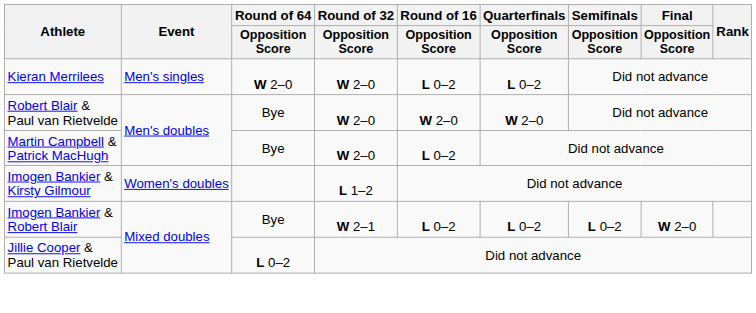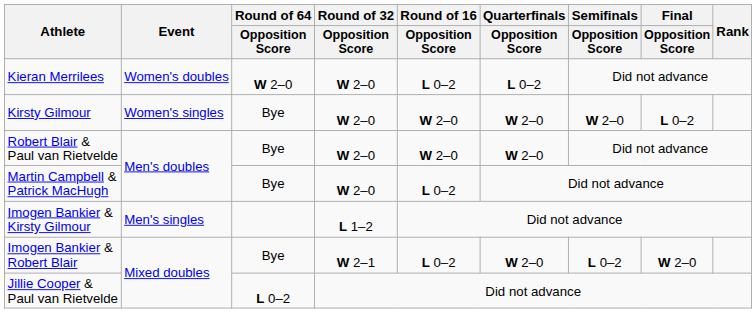(164, 77) Men's singles -> (176, 77) Women's doubles
+ row: (49, 113)
(176, 184) Women's doubles -> (164, 220) Men's singles
(524, 227) L 0–2 -> (524, 263) W 2–0
